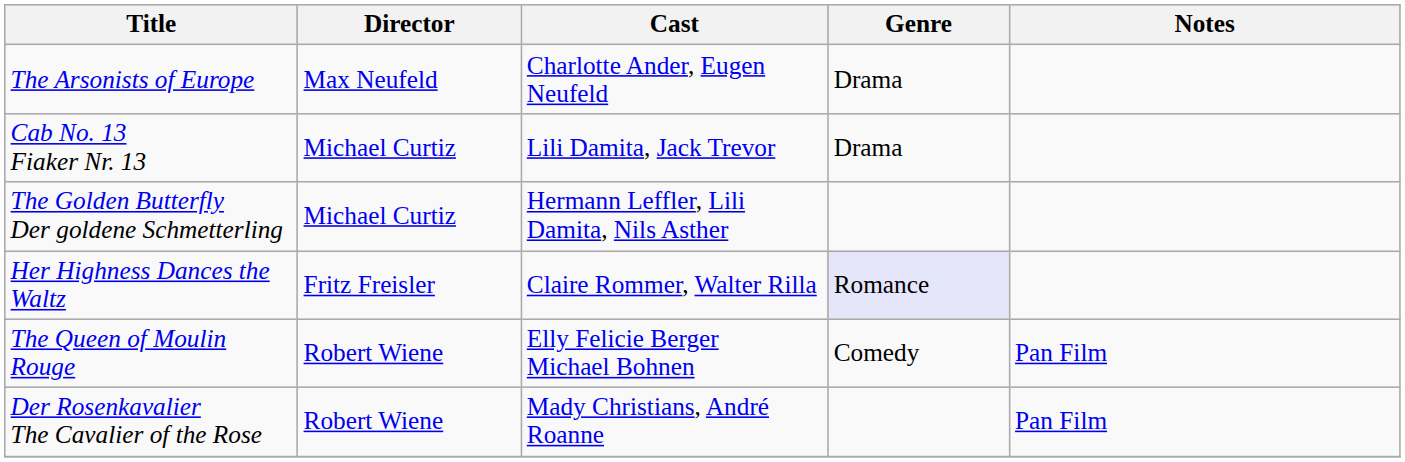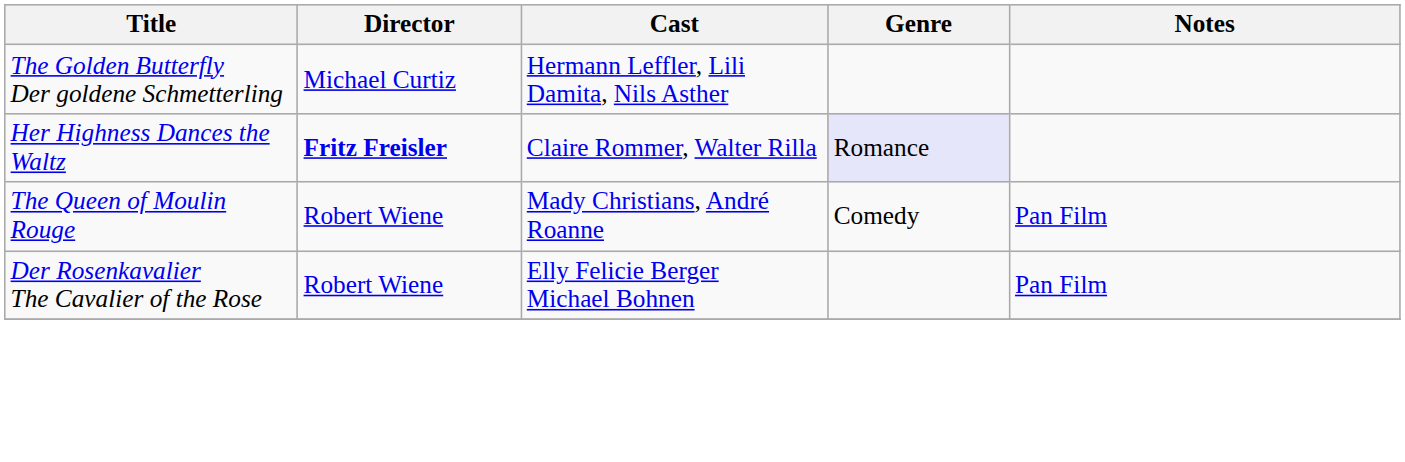- row: (132, 78)
- row: (78, 147)
(369, 284) normal -> (375, 147) bold
(623, 352) Elly Felicie Berger Michael Bohnen -> (648, 215) Mady Christians, André Roanne
(648, 421) Mady Christians, André Roanne -> (623, 284) Elly Felicie Berger Michael Bohnen
